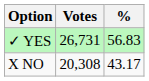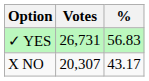(80, 64) 20,308 -> (80, 64) 20,307
